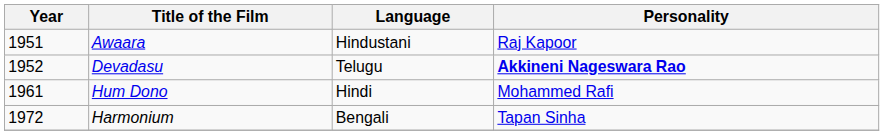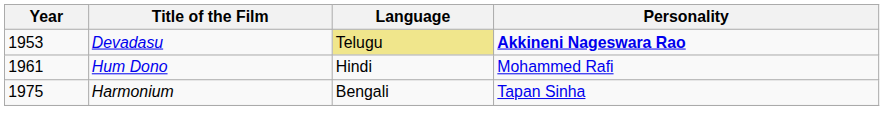- row: (119, 42)
(26, 67) 1952 -> (26, 42) 1953
(359, 67) no background -> (359, 42) khaki background
(26, 117) 1972 -> (26, 92) 1975
